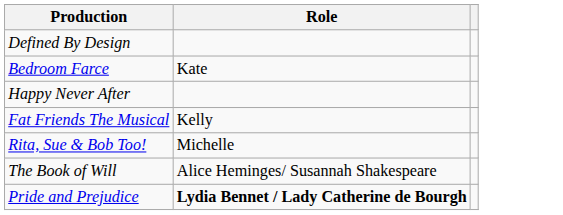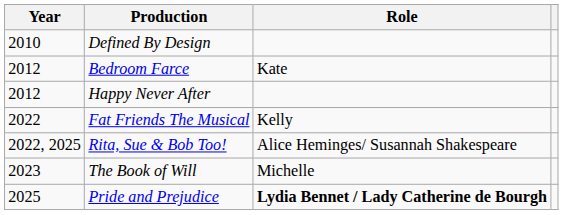+ column: (45, 17)
(206, 145) Michelle -> (387, 145) Alice Heminges/ Susannah Shakespeare
(307, 171) Alice Heminges/ Susannah Shakespeare -> (286, 171) Michelle
